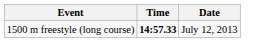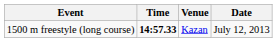+ column: (195, 12)
